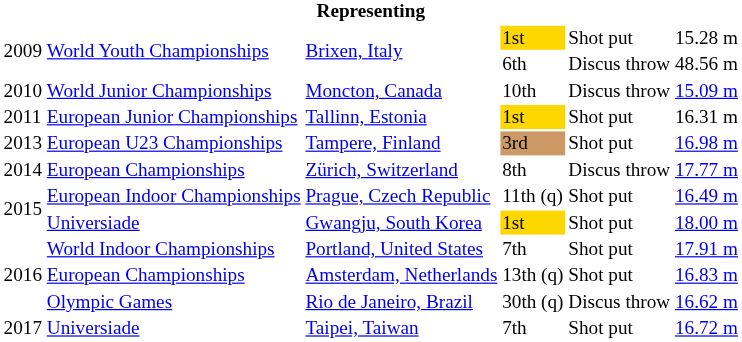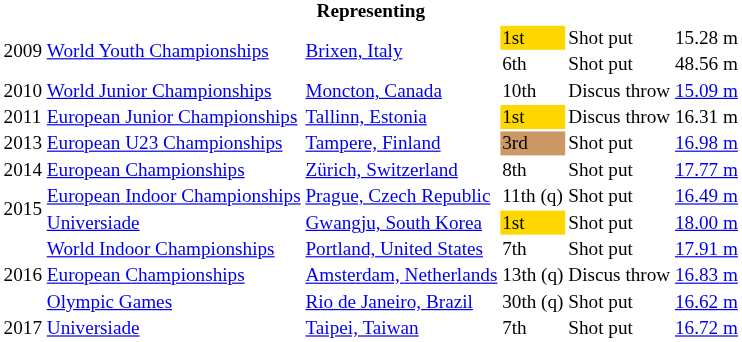(619, 64) Discus throw -> (601, 64) Shot put
(601, 116) Shot put -> (619, 116) Discus throw
(619, 169) Discus throw -> (601, 169) Shot put
(601, 275) Shot put -> (619, 275) Discus throw
(619, 301) Discus throw -> (601, 301) Shot put
